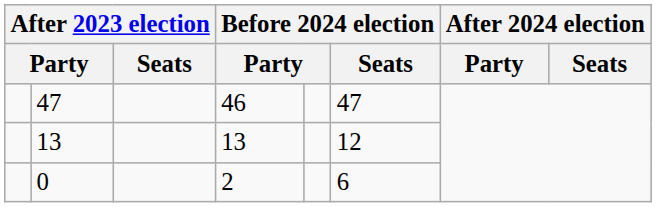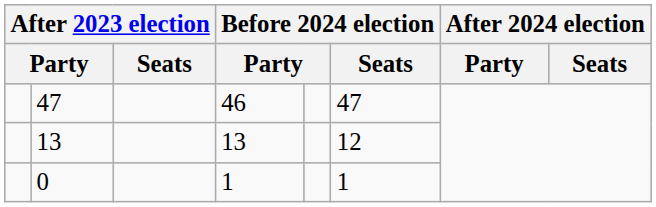(227, 181) 2 -> (227, 181) 1
(343, 181) 6 -> (343, 181) 1
